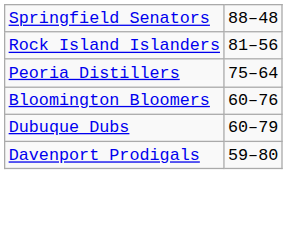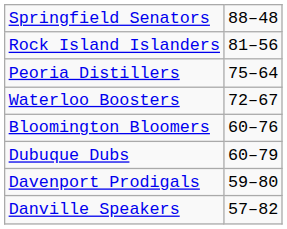+ row: (94, 100)
+ row: (94, 210)
